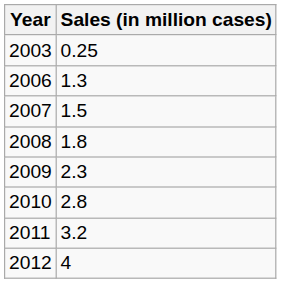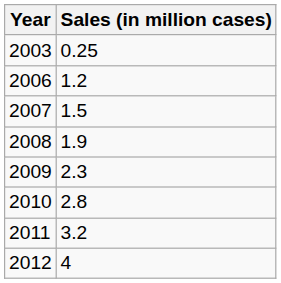(74, 80) 1.3 -> (74, 80) 1.2
(74, 141) 1.8 -> (74, 141) 1.9
